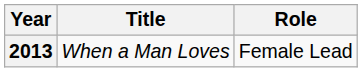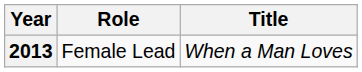columns swapped: (146, 19) <-> (296, 19)
